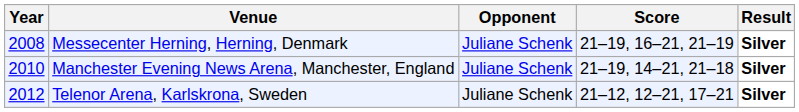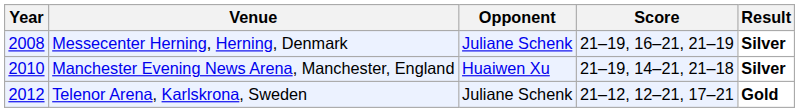(517, 69) Juliane Schenk -> (506, 69) Huaiwen Xu
(764, 95) Silver -> (760, 95) Gold
